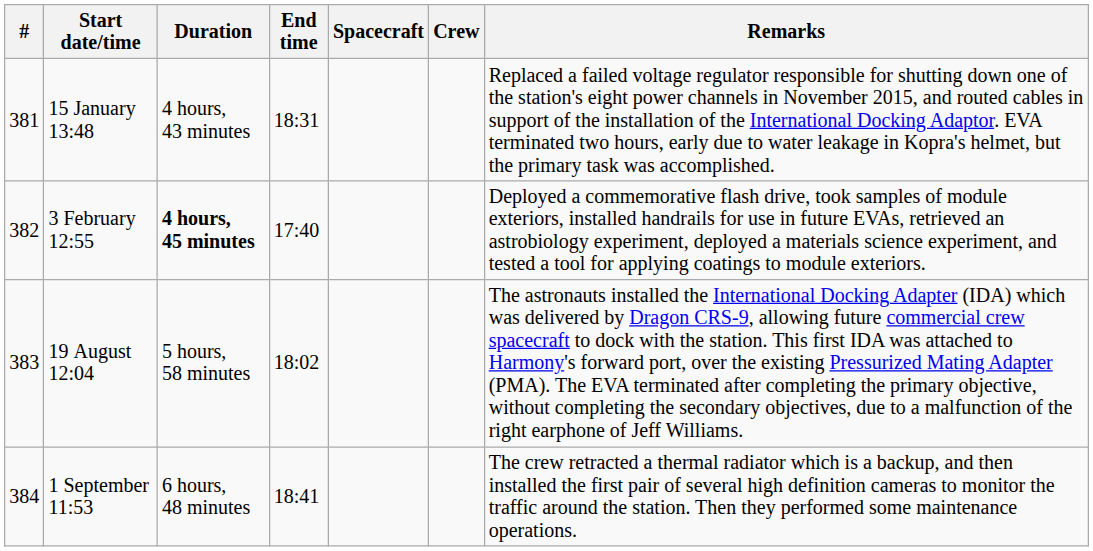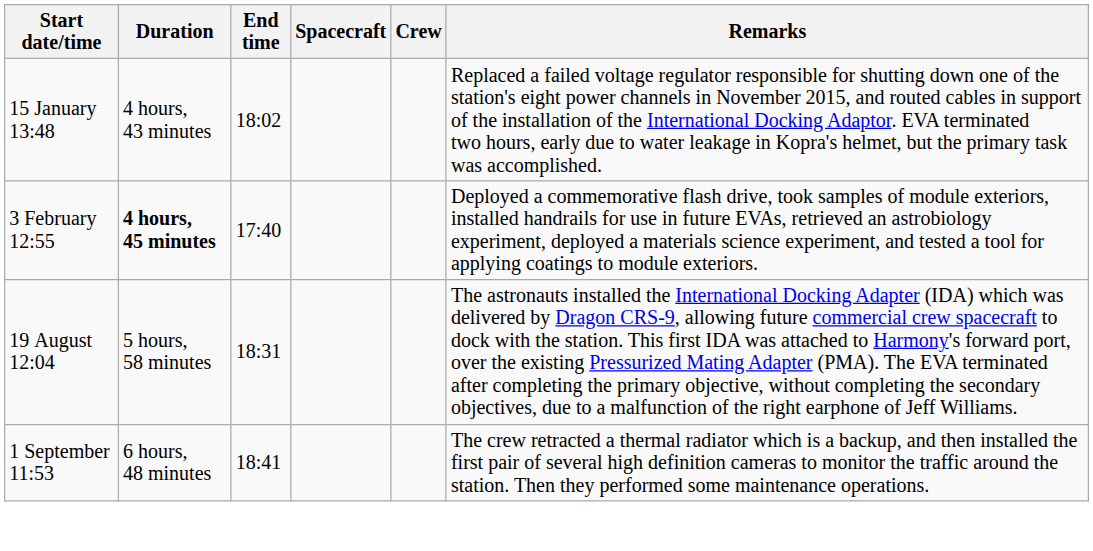- column: (24, 31)
(297, 119) 18:31 -> (258, 119) 18:02
(297, 363) 18:02 -> (258, 351) 18:31
